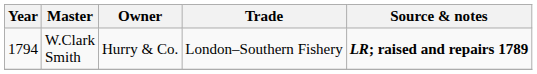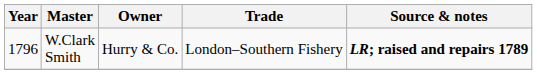(23, 48) 1794 -> (23, 48) 1796
